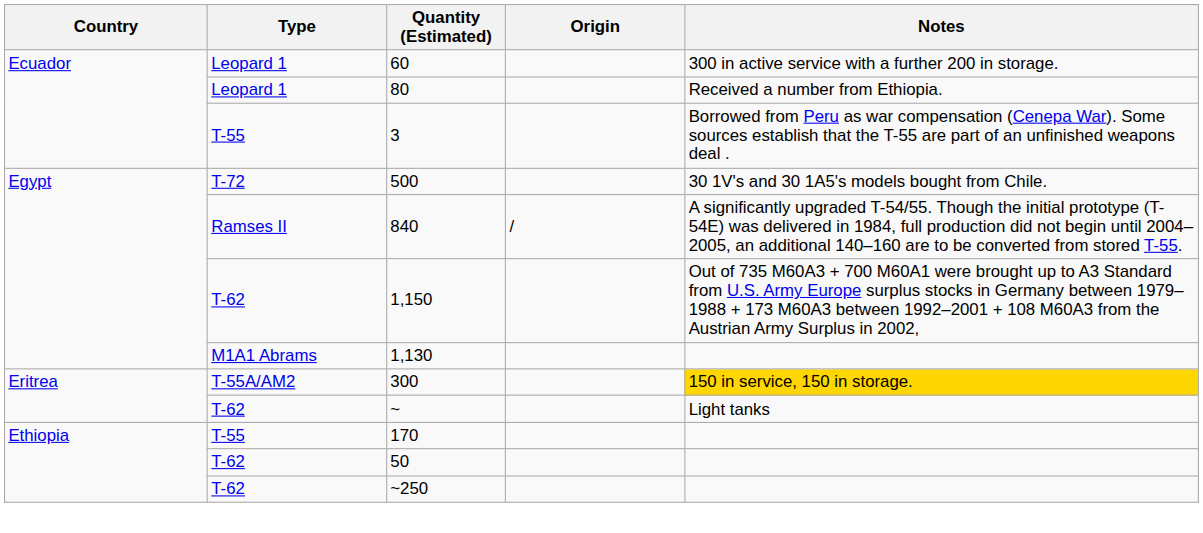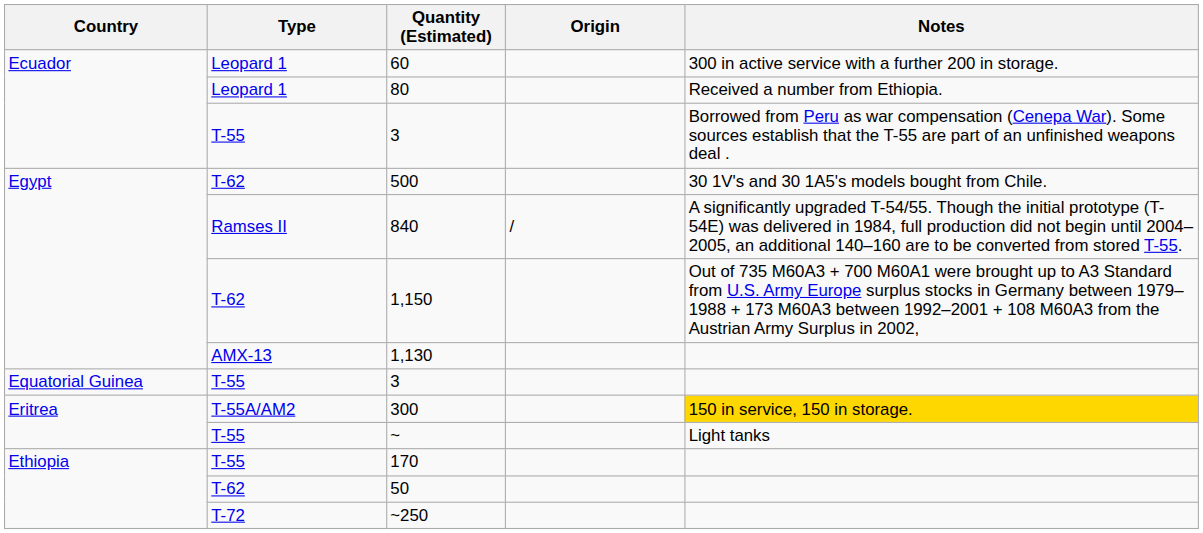(228, 181) T-72 -> (228, 181) T-62
(264, 355) M1A1 Abrams -> (242, 355) AMX-13
+ row: (76, 382)
(228, 408) T-62 -> (228, 435) T-55
(228, 488) T-62 -> (228, 515) T-72
